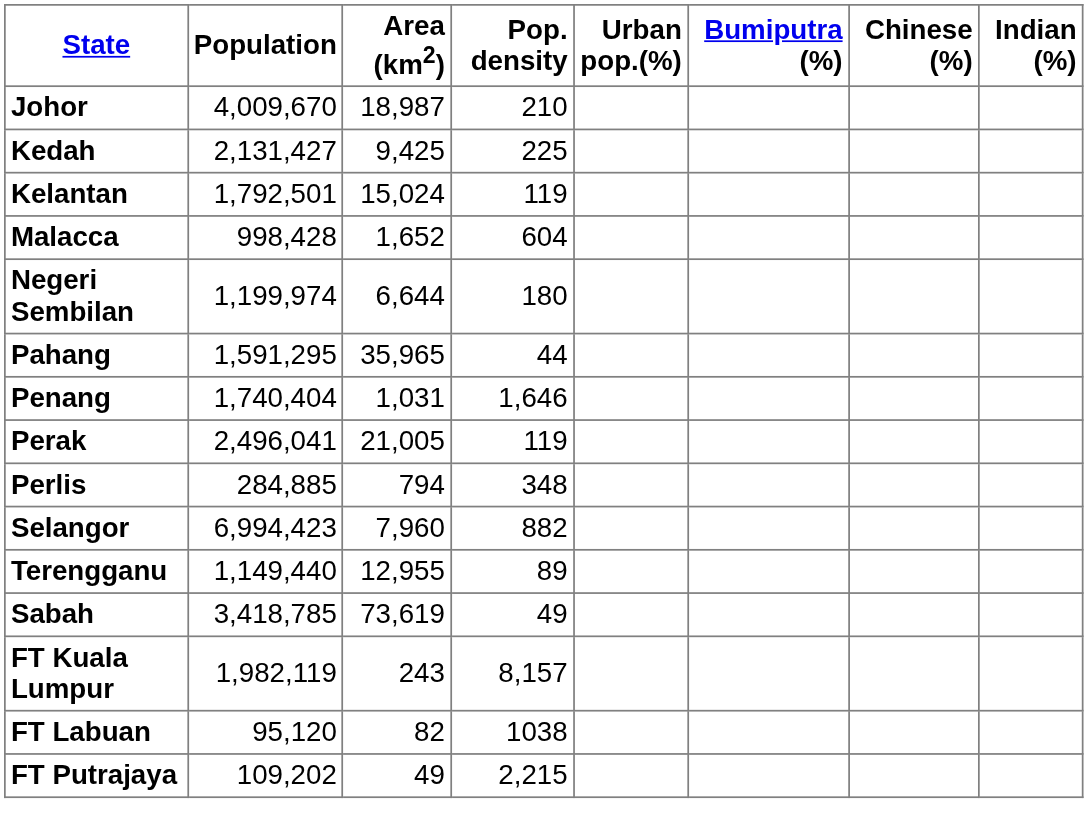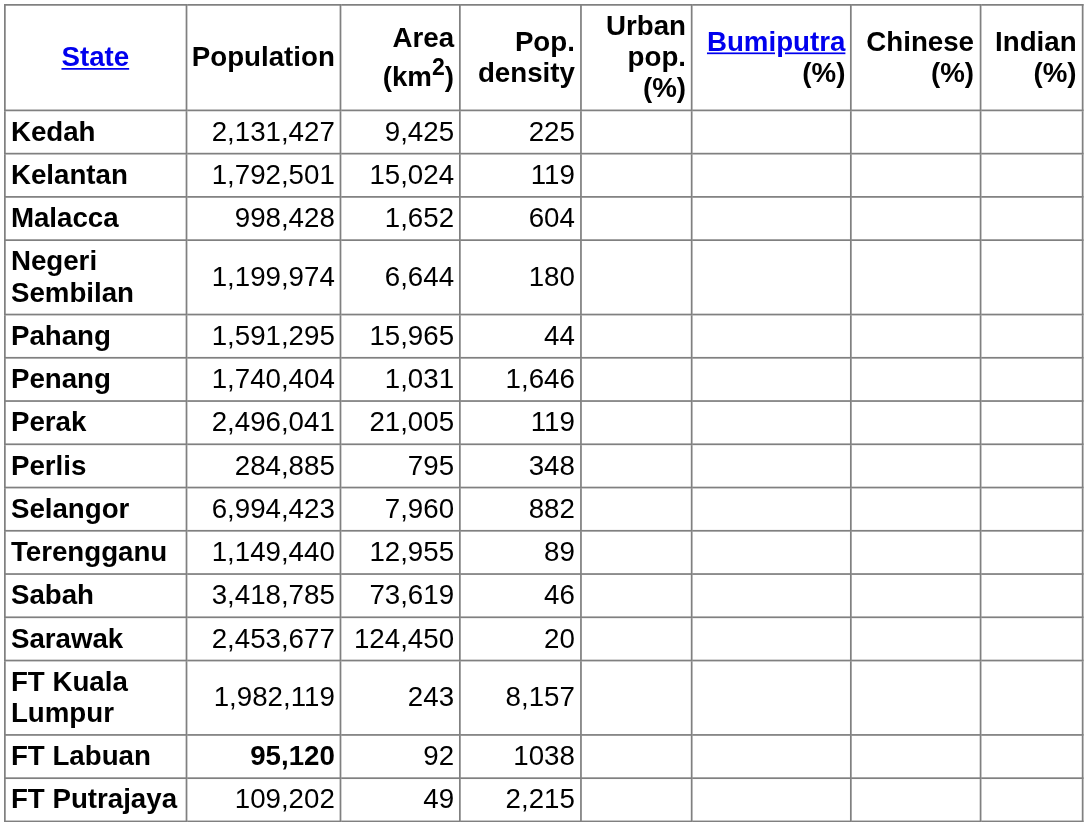- row: (49, 108)
(403, 355) 35,965 -> (412, 335) 15,965
(422, 485) 794 -> (431, 465) 795
(552, 614) 49 -> (559, 595) 46
+ row: (67, 638)
(294, 732) normal -> (292, 756) bold
(429, 732) 82 -> (439, 756) 92
